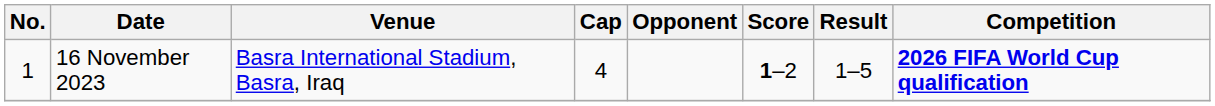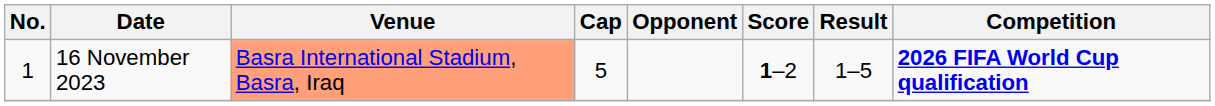(376, 69) no background -> (376, 69) lightsalmon background
(601, 69) 4 -> (601, 69) 5
